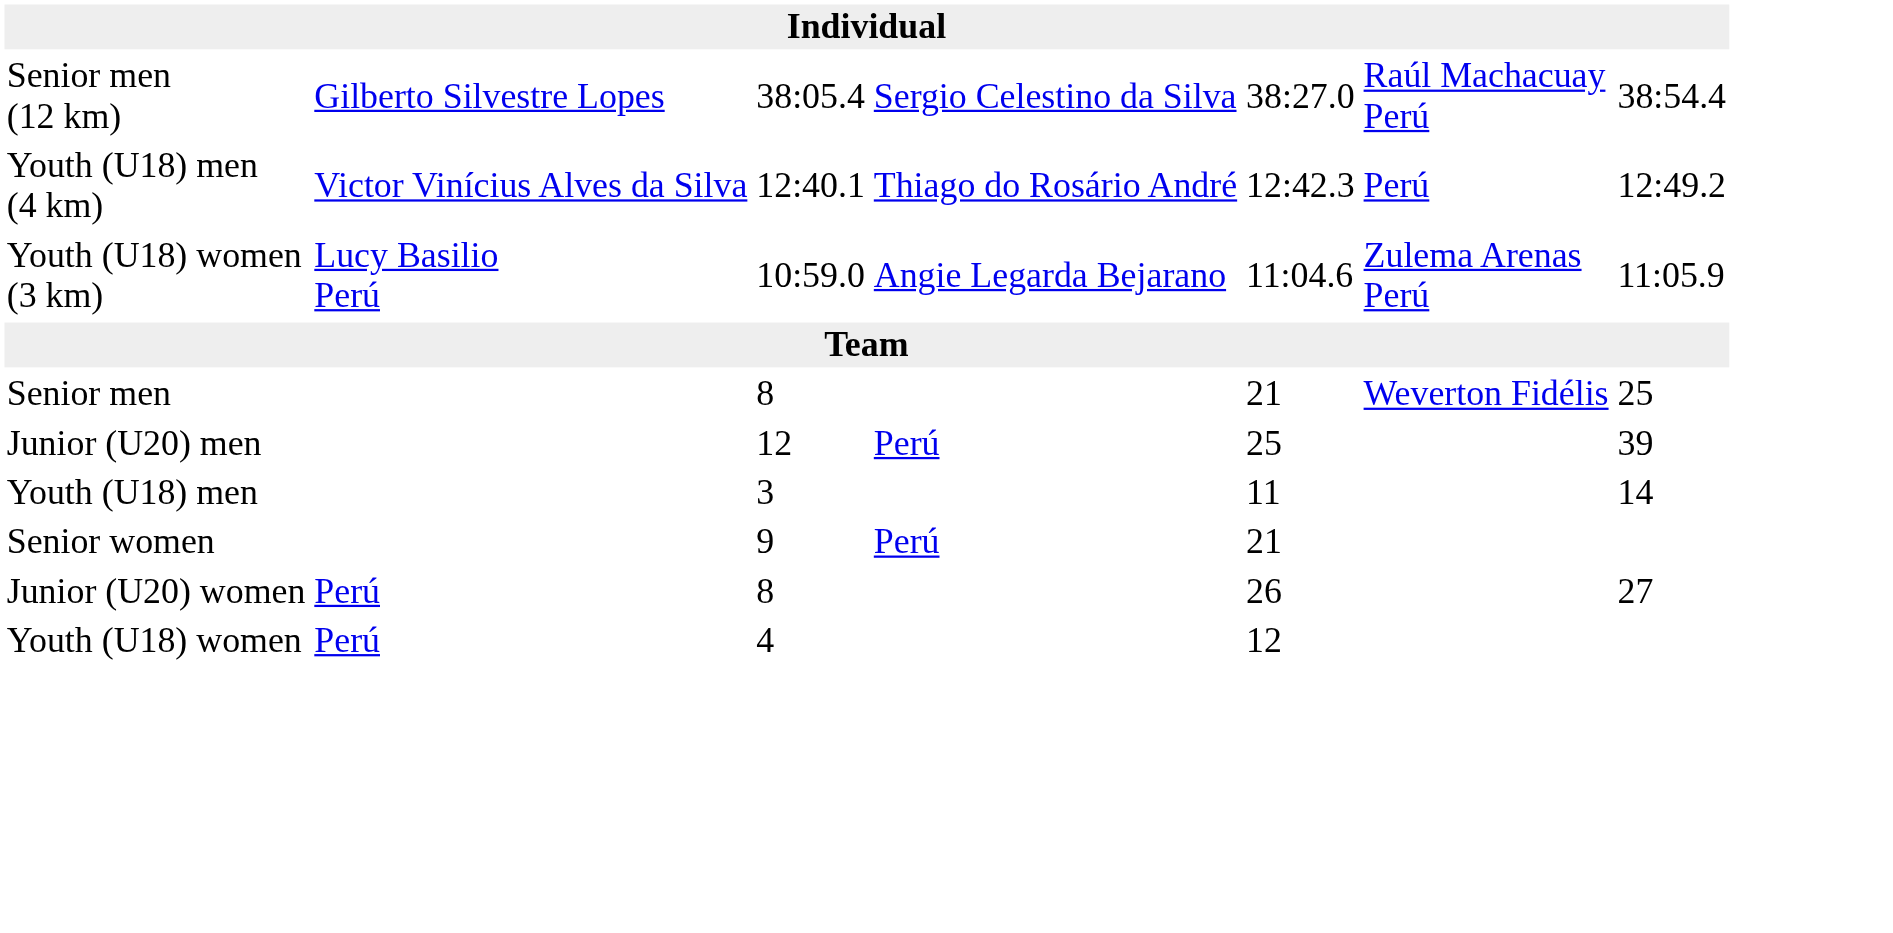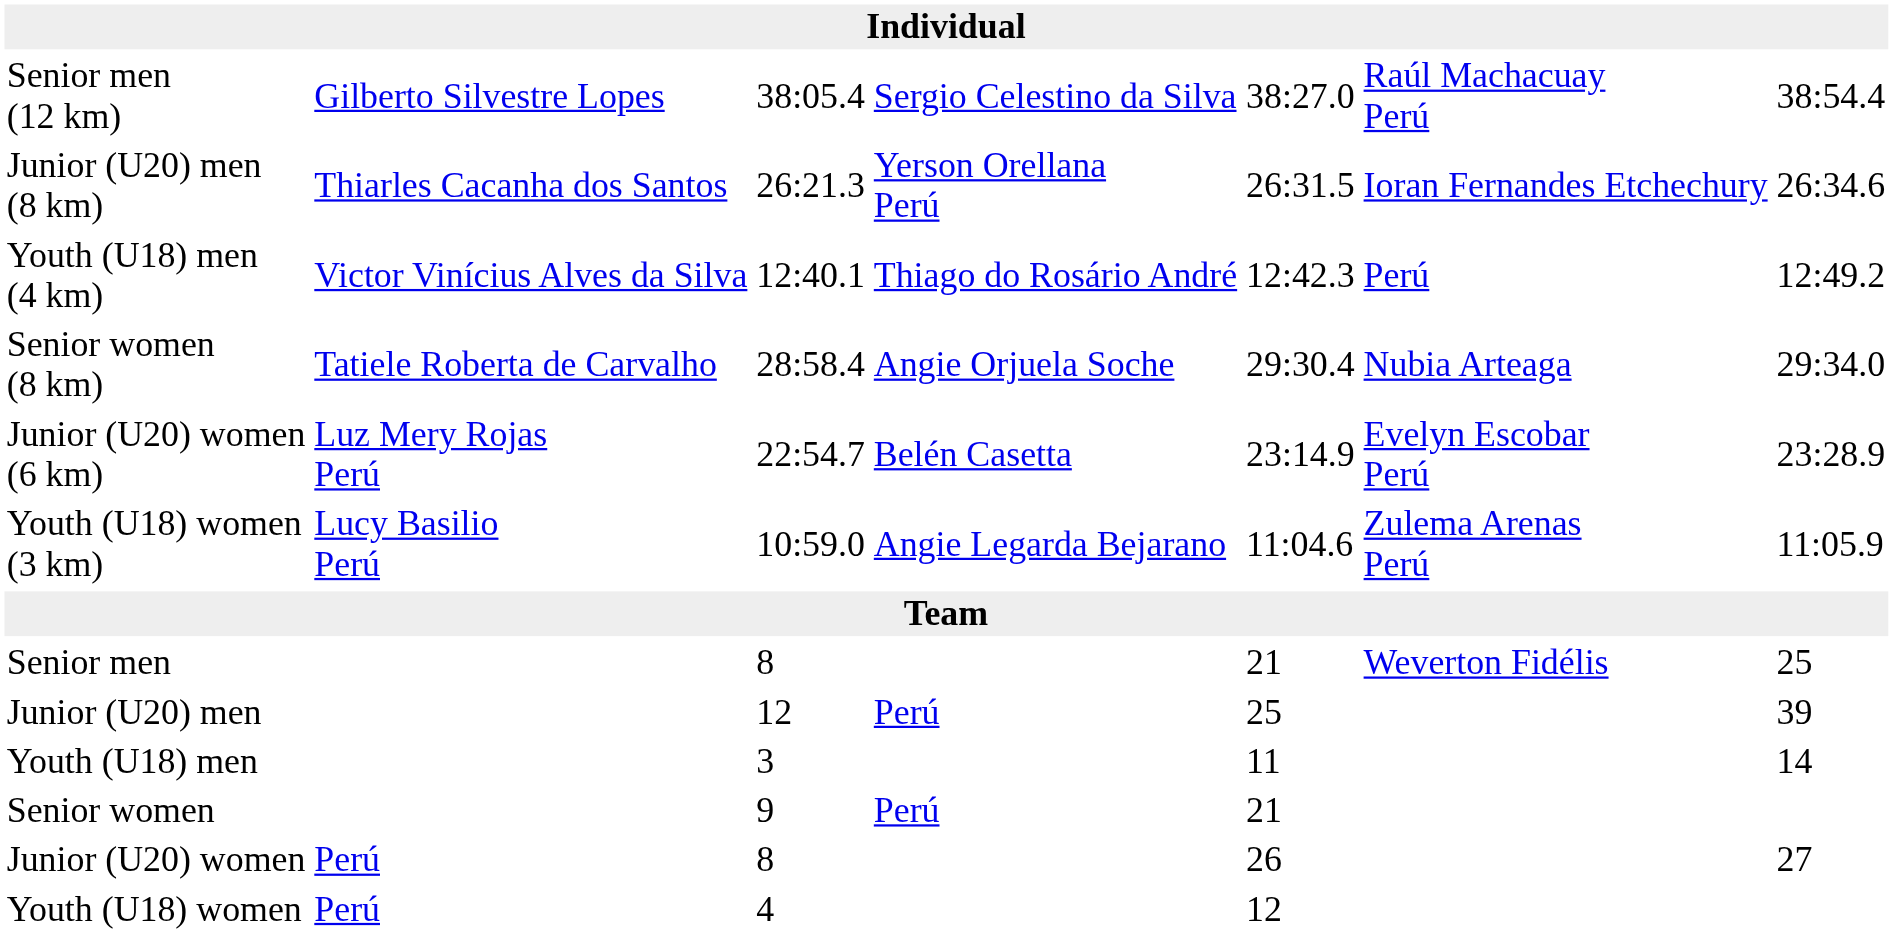+ row: (134, 185)
+ row: (111, 364)
+ row: (156, 454)
